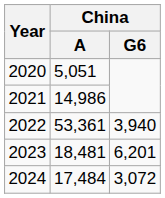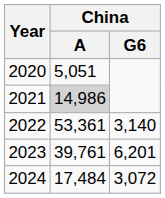(80, 98) no background -> (80, 98) lightgrey background
(135, 125) 3,940 -> (135, 125) 3,140
(80, 152) 18,481 -> (80, 152) 39,761
